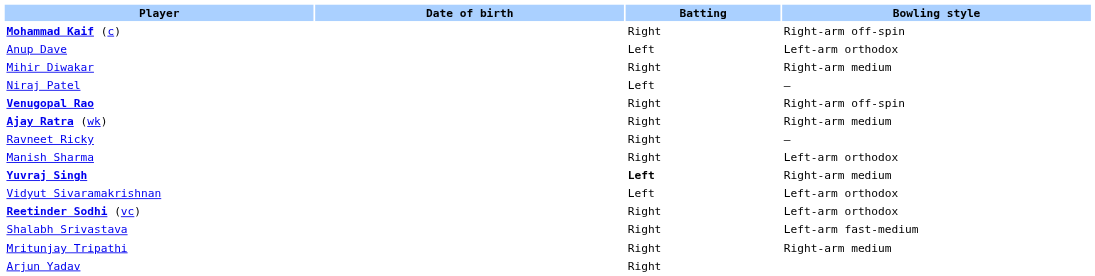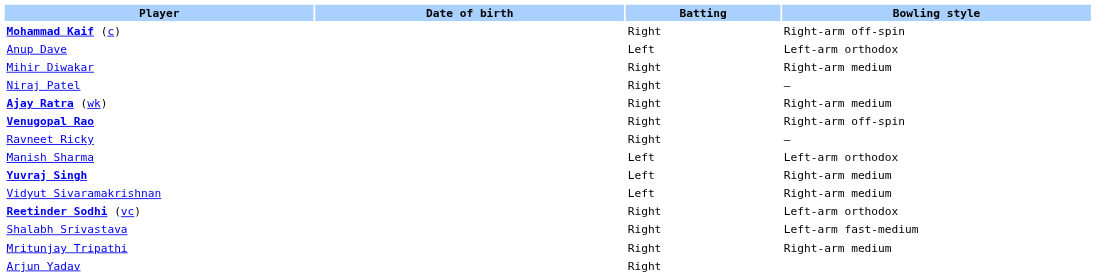(641, 85) Left -> (645, 85) Right
rows swapped: (50, 103) <-> (57, 121)
(645, 157) Right -> (641, 157) Left
(641, 175) bold -> (641, 175) normal
(841, 193) Left-arm orthodox -> (838, 193) Right-arm medium
